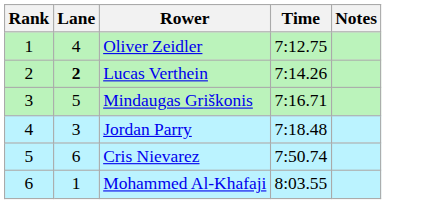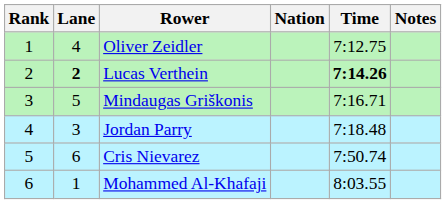+ column: (300, 18)
(301, 73) normal -> (360, 73) bold
